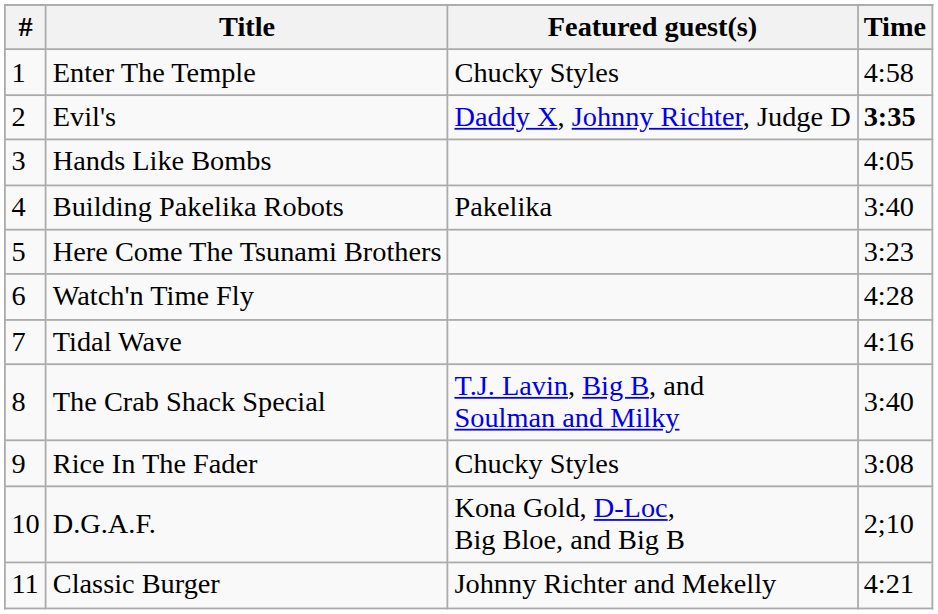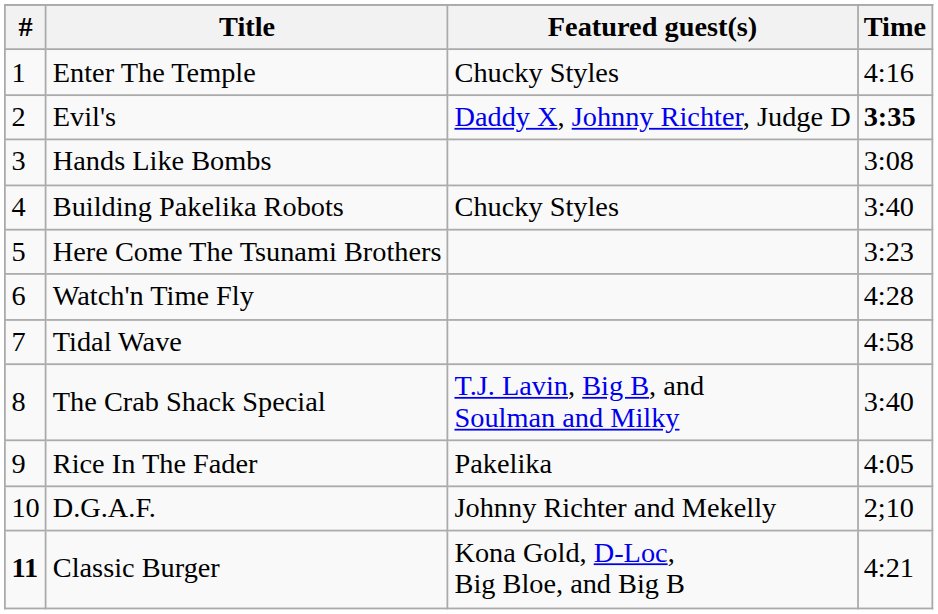(889, 71) 4:58 -> (889, 71) 4:16
(889, 161) 4:05 -> (889, 161) 3:08
(503, 206) Pakelika -> (537, 206) Chucky Styles
(889, 341) 4:16 -> (889, 341) 4:58
(537, 463) Chucky Styles -> (503, 463) Pakelika
(889, 463) 3:08 -> (889, 463) 4:05
(570, 523) Kona Gold, D-Loc, Big Bloe, and Big B -> (615, 507) Johnny Richter and Mekelly
(25, 584) normal -> (25, 568) bold
(615, 584) Johnny Richter and Mekelly -> (570, 568) Kona Gold, D-Loc, Big Bloe, and Big B
